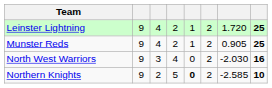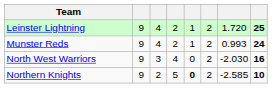(234, 43) 0.905 -> (234, 43) 0.993
(259, 43) 25 -> (259, 43) 24
